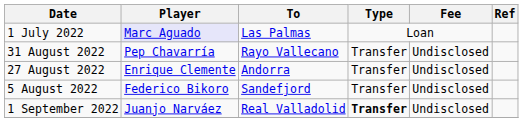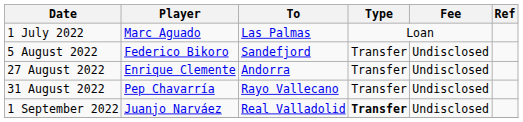(162, 33) lavender background -> (162, 33) no background
rows swapped: (52, 89) <-> (56, 52)
